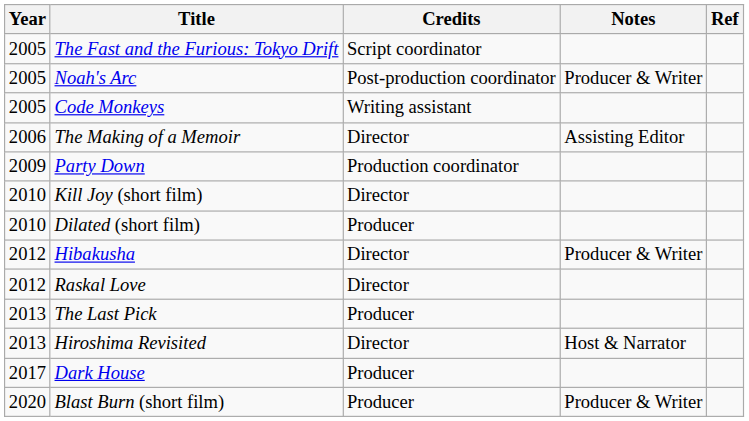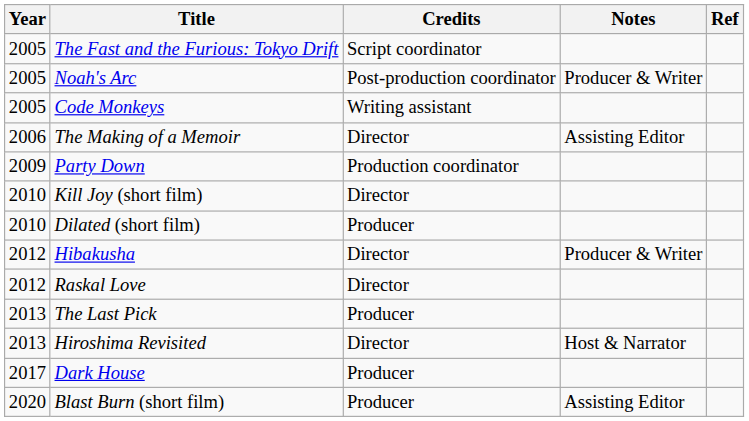(633, 401) Producer & Writer -> (624, 401) Assisting Editor
